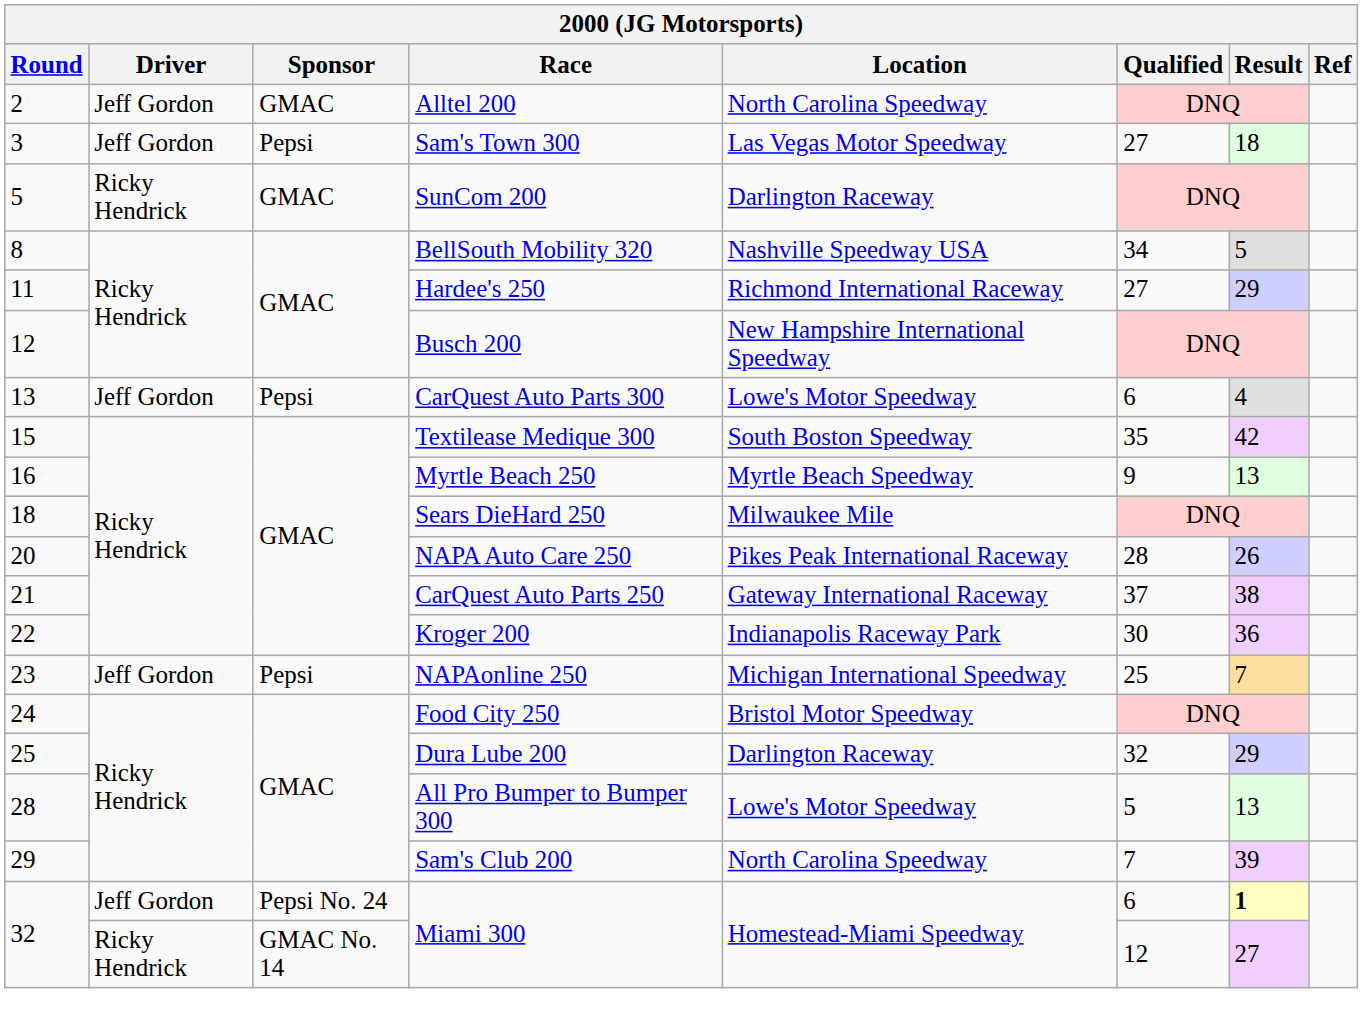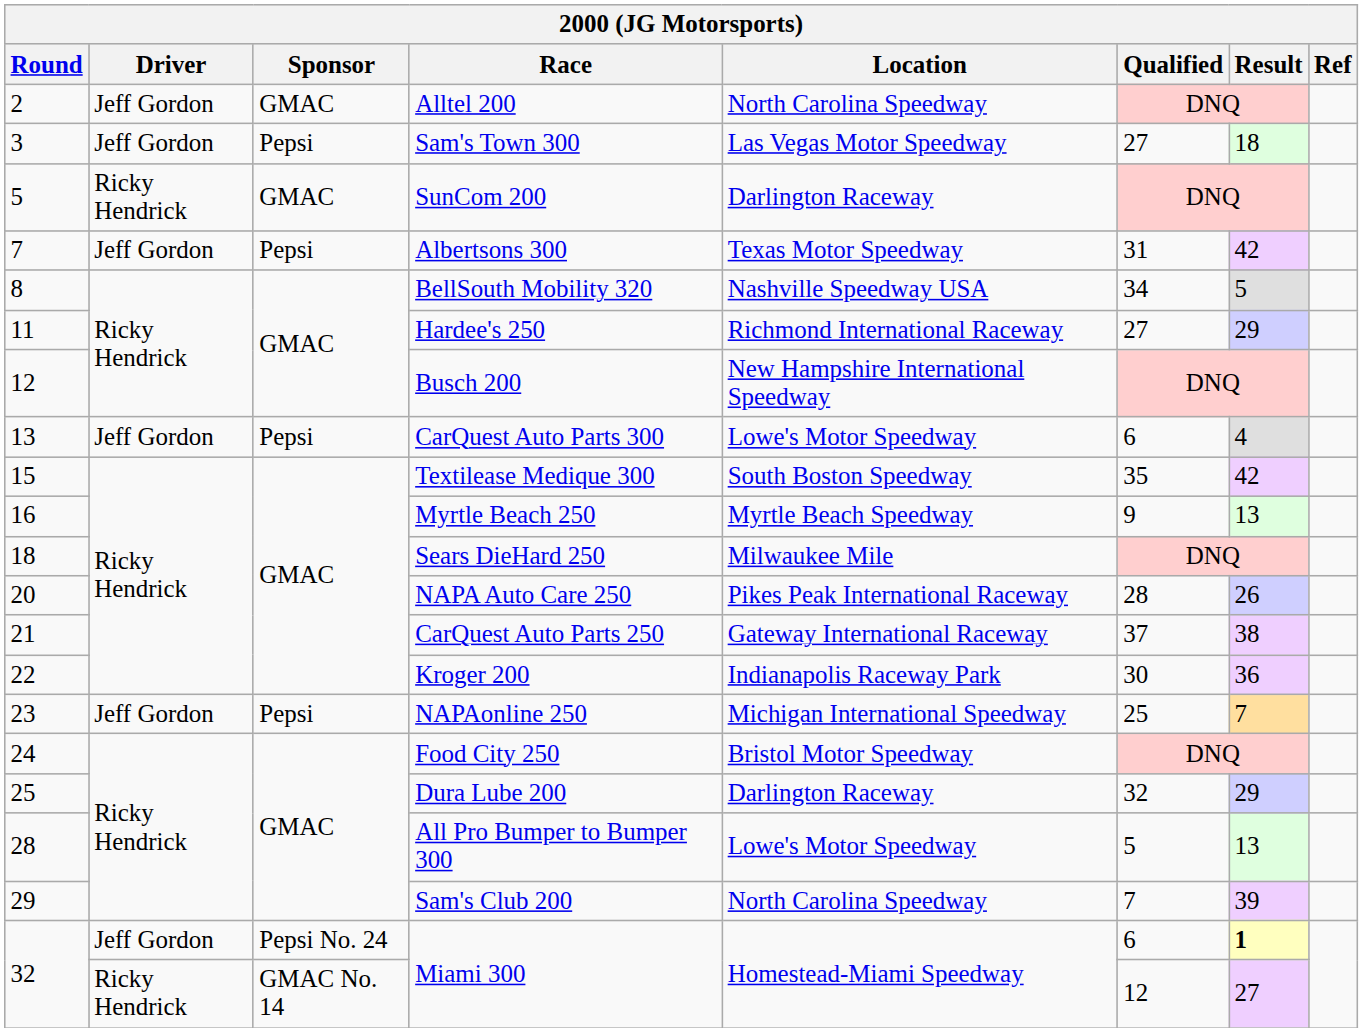+ row: (286, 250)
